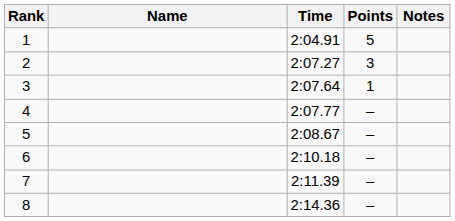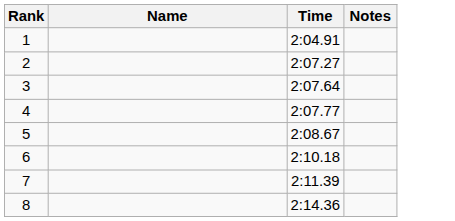- column: (370, 16)
